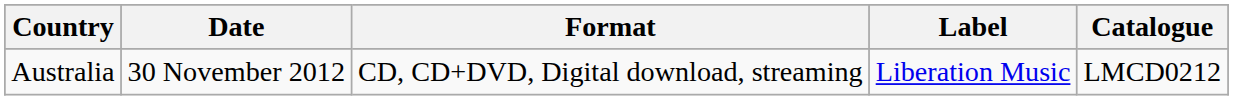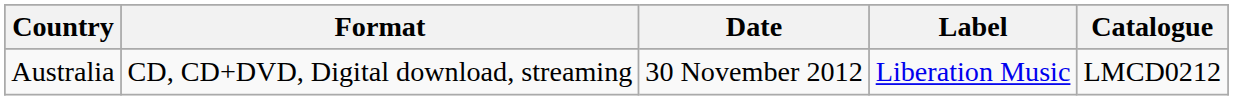columns swapped: (236, 26) <-> (610, 26)
